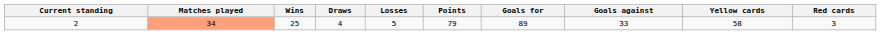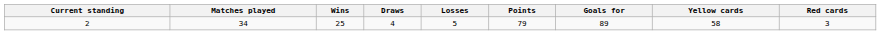- column: (624, 11)
(211, 23) lightsalmon background -> (243, 23) no background
